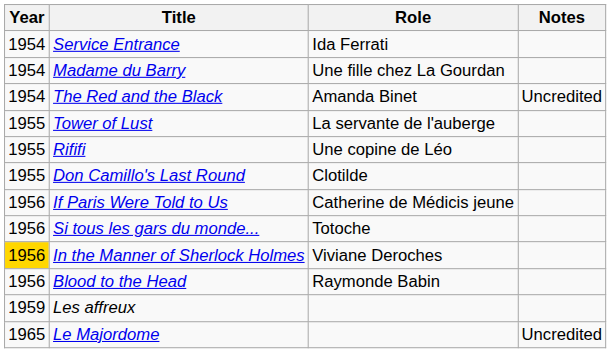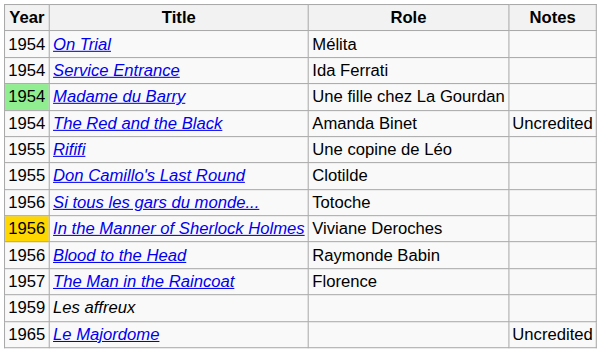+ row: (82, 44)
(27, 70) no background -> (27, 96) lightgreen background
- row: (103, 123)
- row: (140, 202)
+ row: (144, 281)
